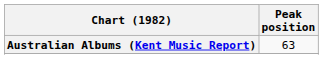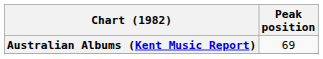(288, 45) 63 -> (288, 45) 69
